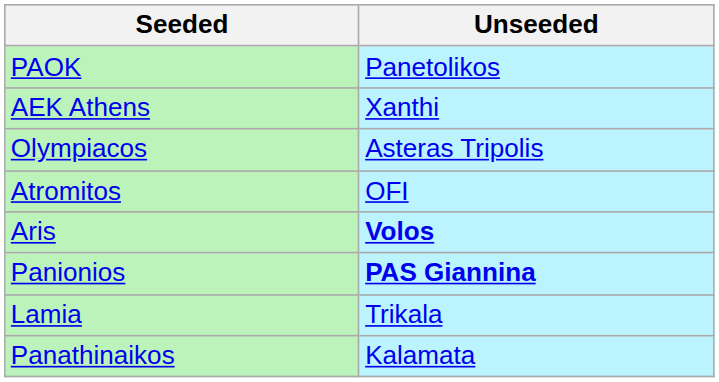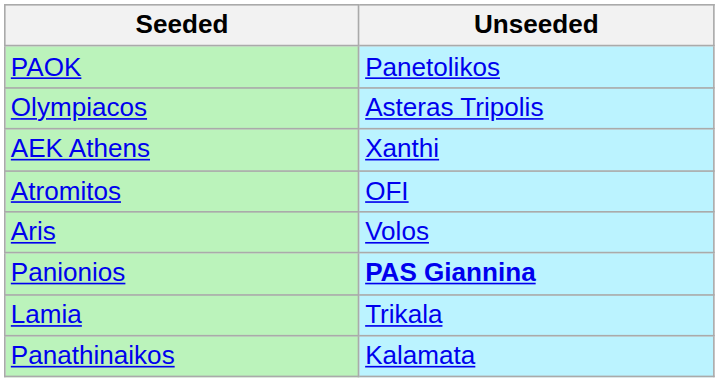rows swapped: (79, 149) <-> (80, 107)
(400, 231) bold -> (397, 231) normal
